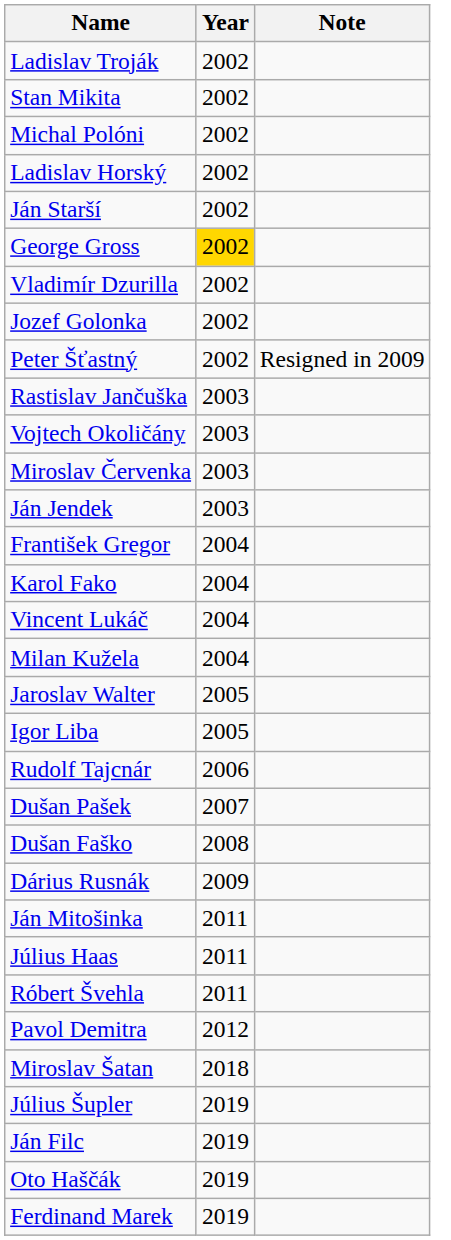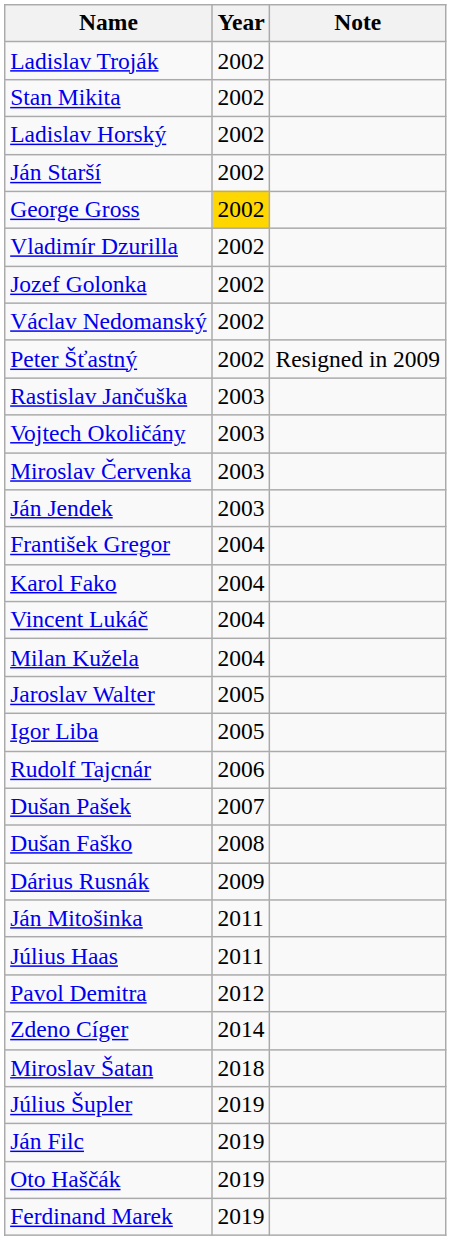- row: (77, 135)
+ row: (108, 321)
- row: (77, 992)
+ row: (69, 1030)
